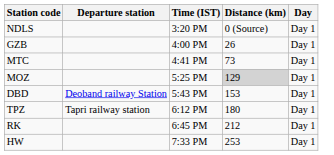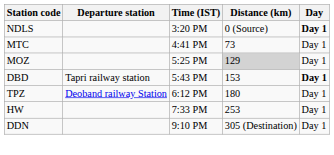(303, 28) normal -> (314, 28) bold
- row: (17, 45)
(116, 93) Deoband railway Station -> (107, 77) Tapri railway station
(303, 93) normal -> (314, 77) bold
(107, 110) Tapri railway station -> (116, 93) Deoband railway Station
- row: (14, 126)
+ row: (18, 126)
